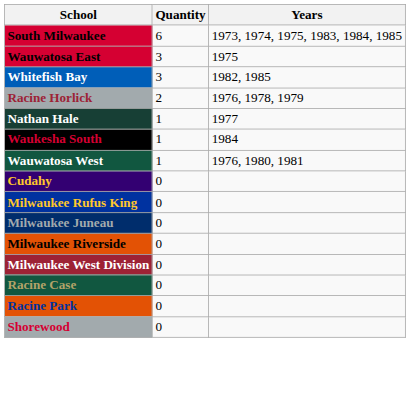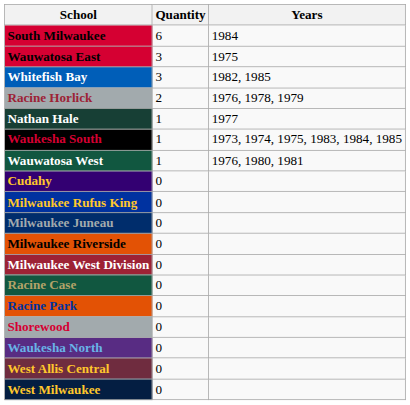(307, 35) 1973, 1974, 1975, 1983, 1984, 1985 -> (225, 35) 1984
(225, 139) 1984 -> (307, 139) 1973, 1974, 1975, 1983, 1984, 1985
+ row: (55, 347)
+ row: (58, 368)
+ row: (54, 389)
